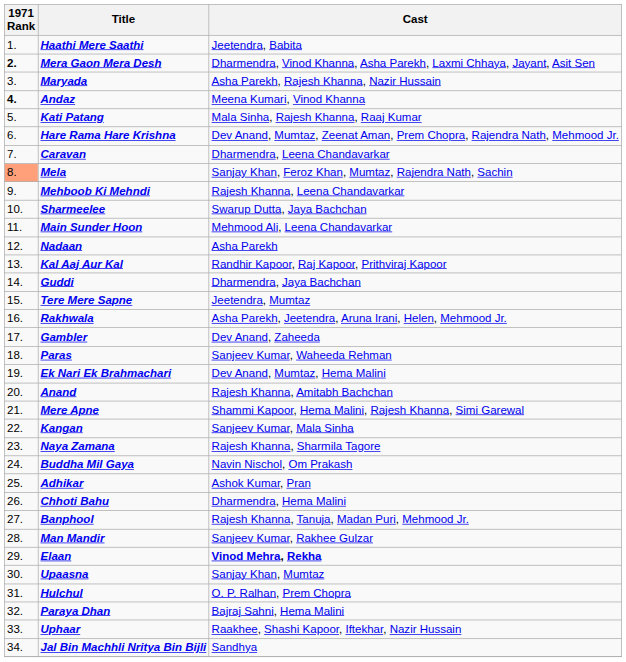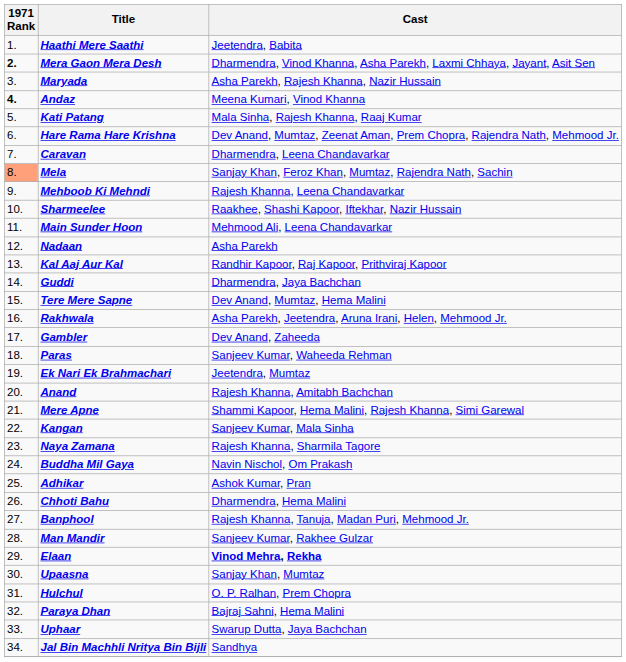(289, 209) Swarup Dutta, Jaya Bachchan -> (336, 209) Raakhee, Shashi Kapoor, Iftekhar, Nazir Hussain
(261, 300) Jeetendra, Mumtaz -> (299, 300) Dev Anand, Mumtaz, Hema Malini
(299, 373) Dev Anand, Mumtaz, Hema Malini -> (261, 373) Jeetendra, Mumtaz
(336, 629) Raakhee, Shashi Kapoor, Iftekhar, Nazir Hussain -> (289, 629) Swarup Dutta, Jaya Bachchan
